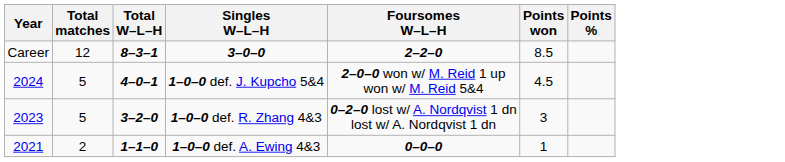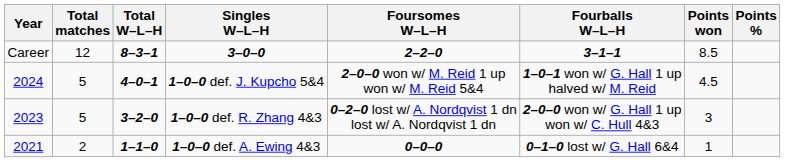+ column: (602, 23)
